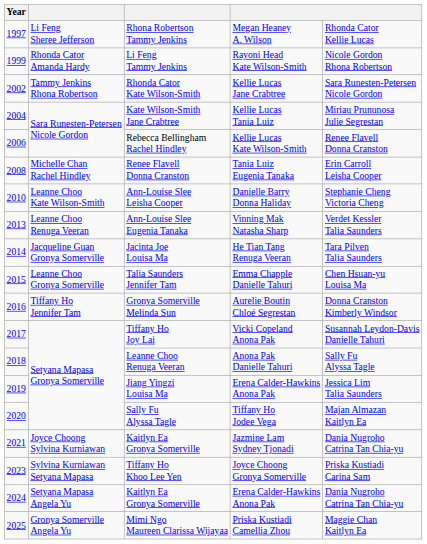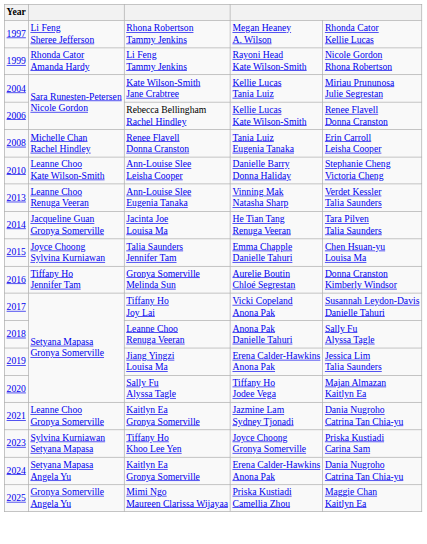- row: (163, 89)
(67, 280) Leanne Choo Gronya Somerville -> (68, 252) Joyce Choong Sylvina Kurniawan
(68, 443) Joyce Choong Sylvina Kurniawan -> (67, 416) Leanne Choo Gronya Somerville
